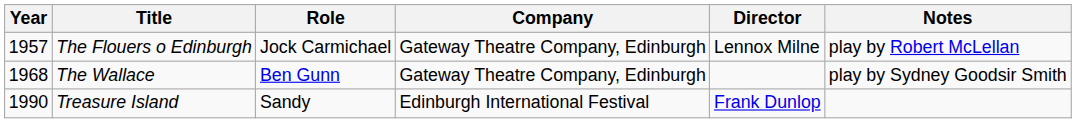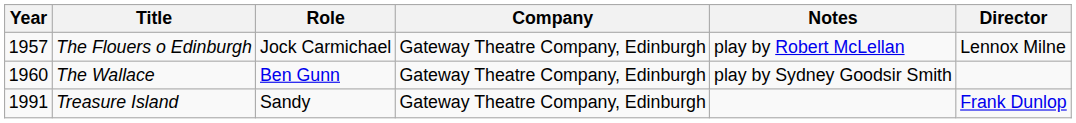columns swapped: (767, 18) <-> (948, 18)
(28, 74) 1968 -> (28, 74) 1960
(28, 103) 1990 -> (28, 103) 1991
(524, 103) Edinburgh International Festival -> (553, 103) Gateway Theatre Company, Edinburgh
